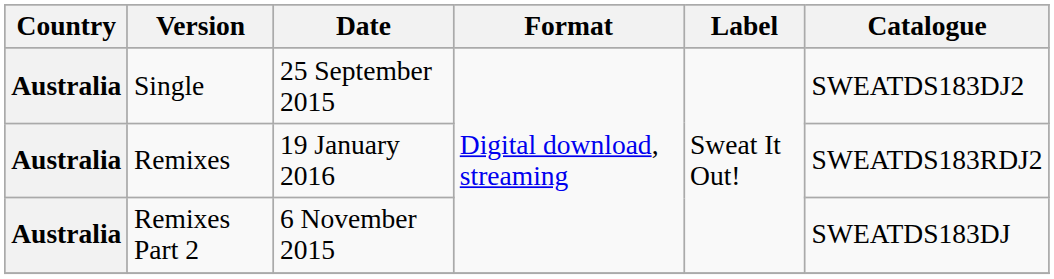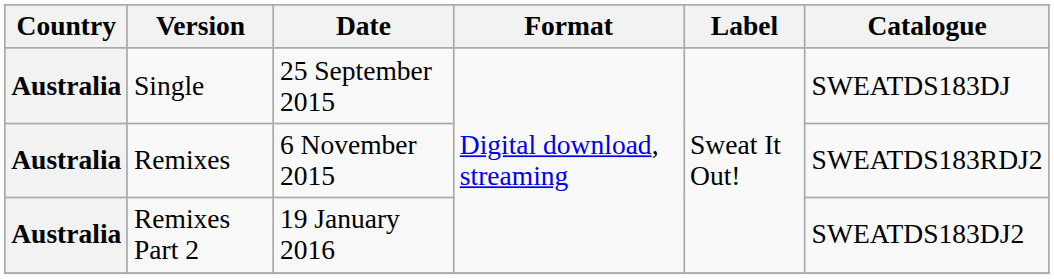(918, 85) SWEATDS183DJ2 -> (911, 85) SWEATDS183DJ
(340, 160) 19 January 2016 -> (348, 160) 6 November 2015
(348, 234) 6 November 2015 -> (340, 234) 19 January 2016
(911, 234) SWEATDS183DJ -> (918, 234) SWEATDS183DJ2
